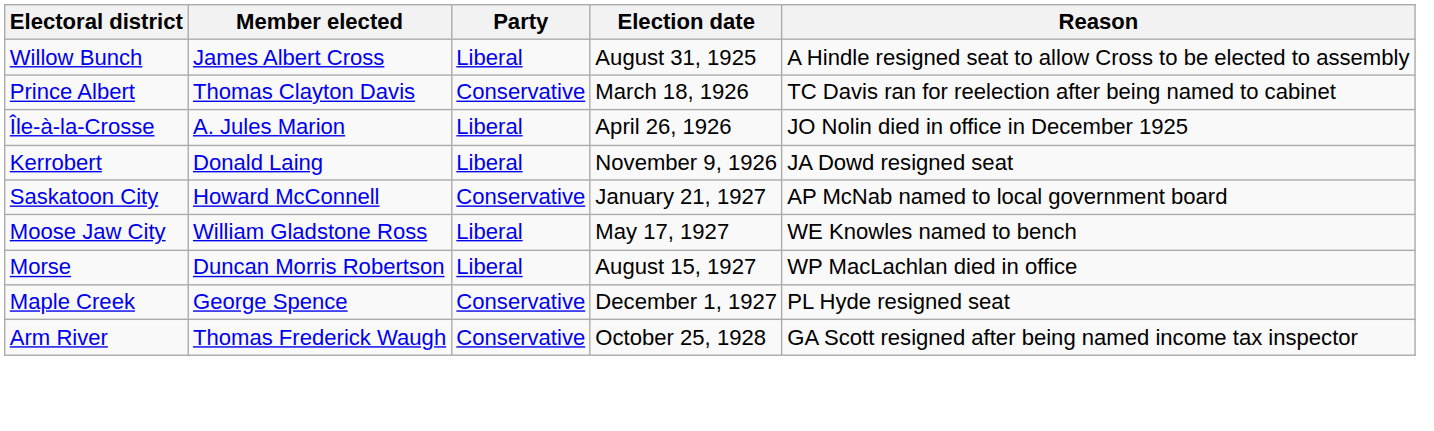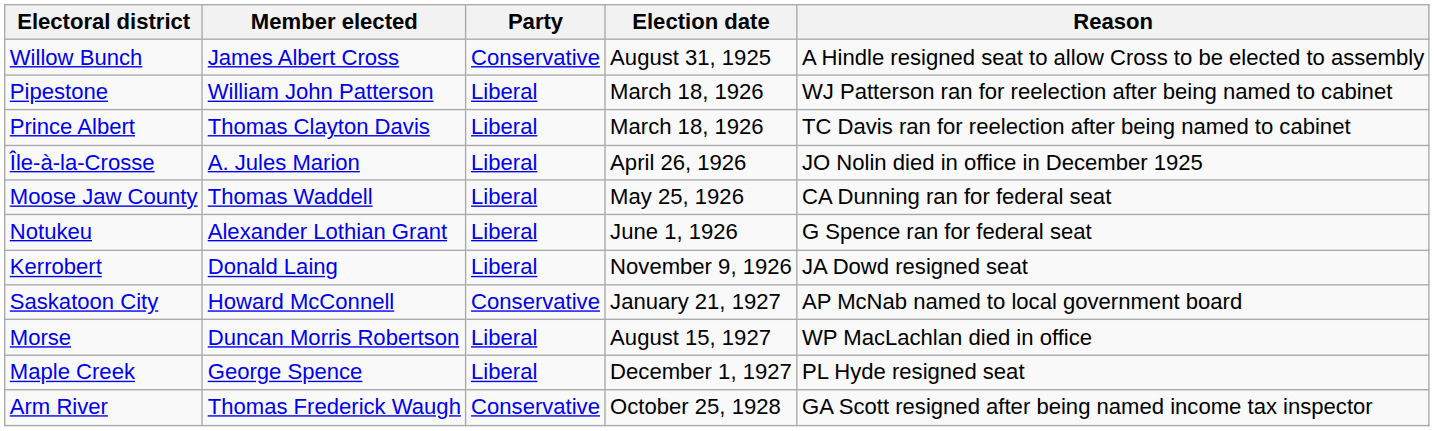(489, 57) Liberal -> (536, 57) Conservative
+ row: (59, 92)
(521, 92) Conservative -> (504, 127) Liberal
+ row: (104, 197)
+ row: (51, 232)
- row: (88, 232)
(521, 302) Conservative -> (504, 372) Liberal
